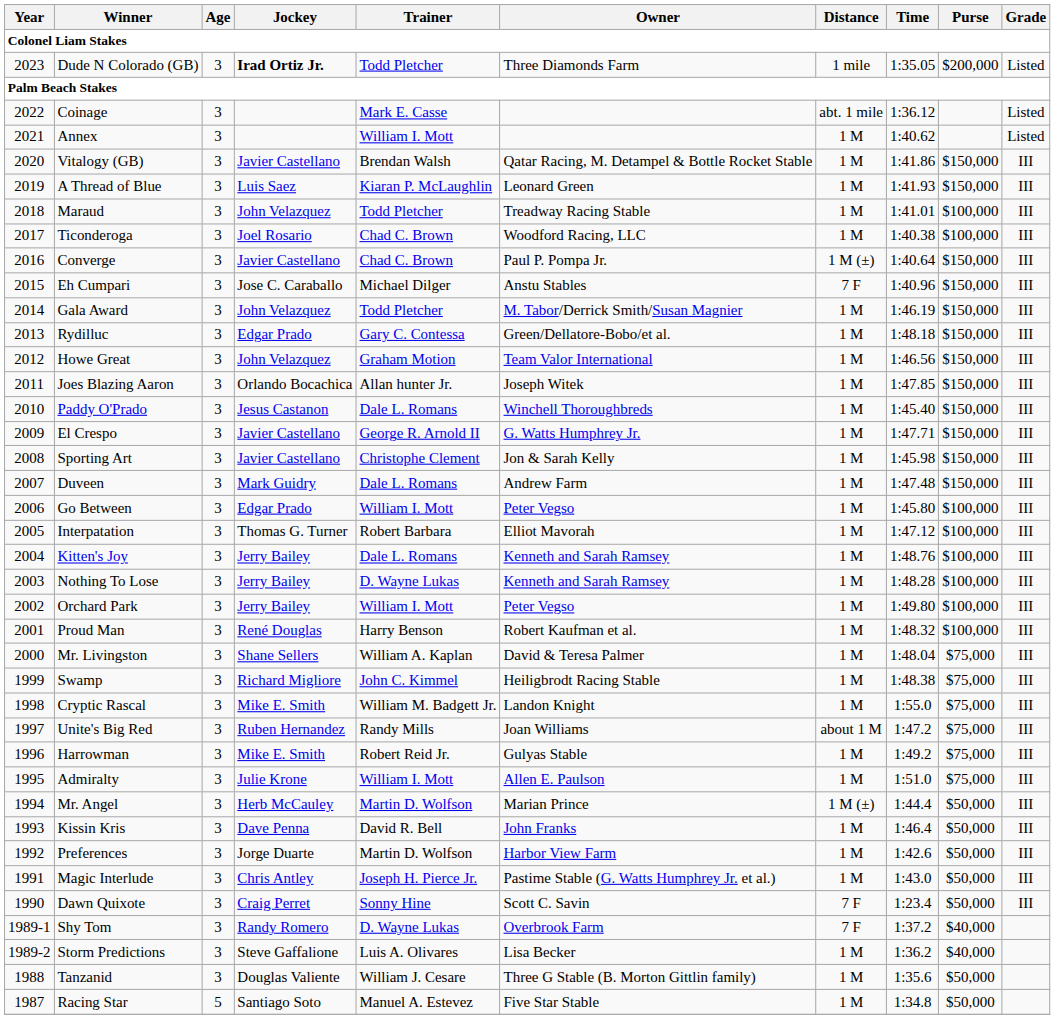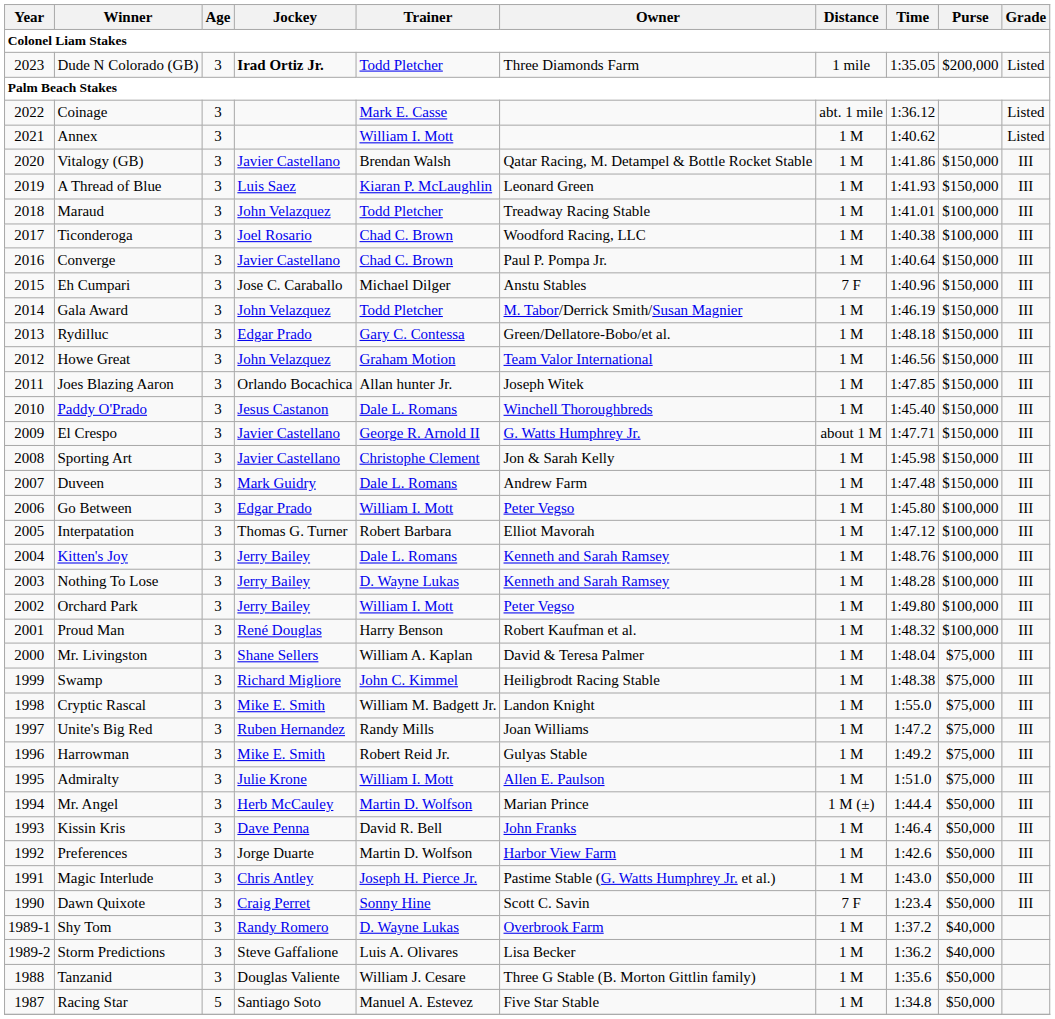(851, 260) 1 M (±) -> (851, 260) 1 M
(851, 433) 1 M -> (851, 433) about 1 M
(851, 730) about 1 M -> (851, 730) 1 M
(851, 927) 7 F -> (851, 927) 1 M
